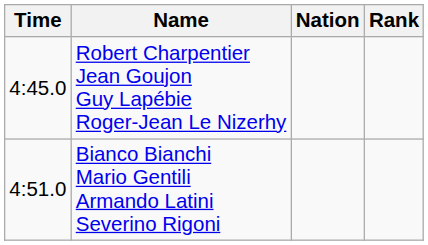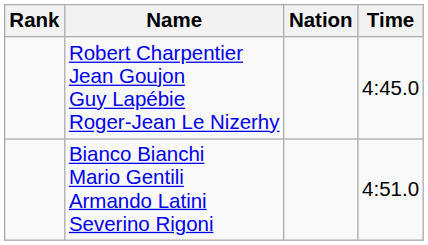columns swapped: (394, 20) <-> (38, 20)
